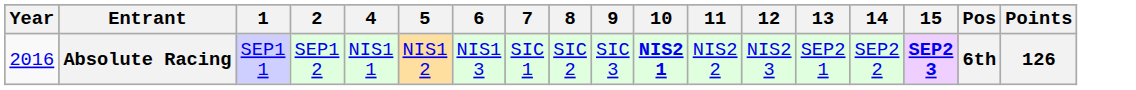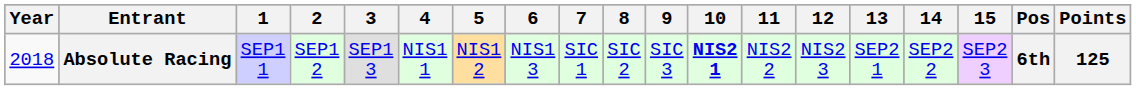+ column: (371, 20)
(32, 59) 2016 -> (32, 59) 2018
(931, 59) bold -> (985, 59) normal
(1039, 59) 126 -> (1093, 59) 125
